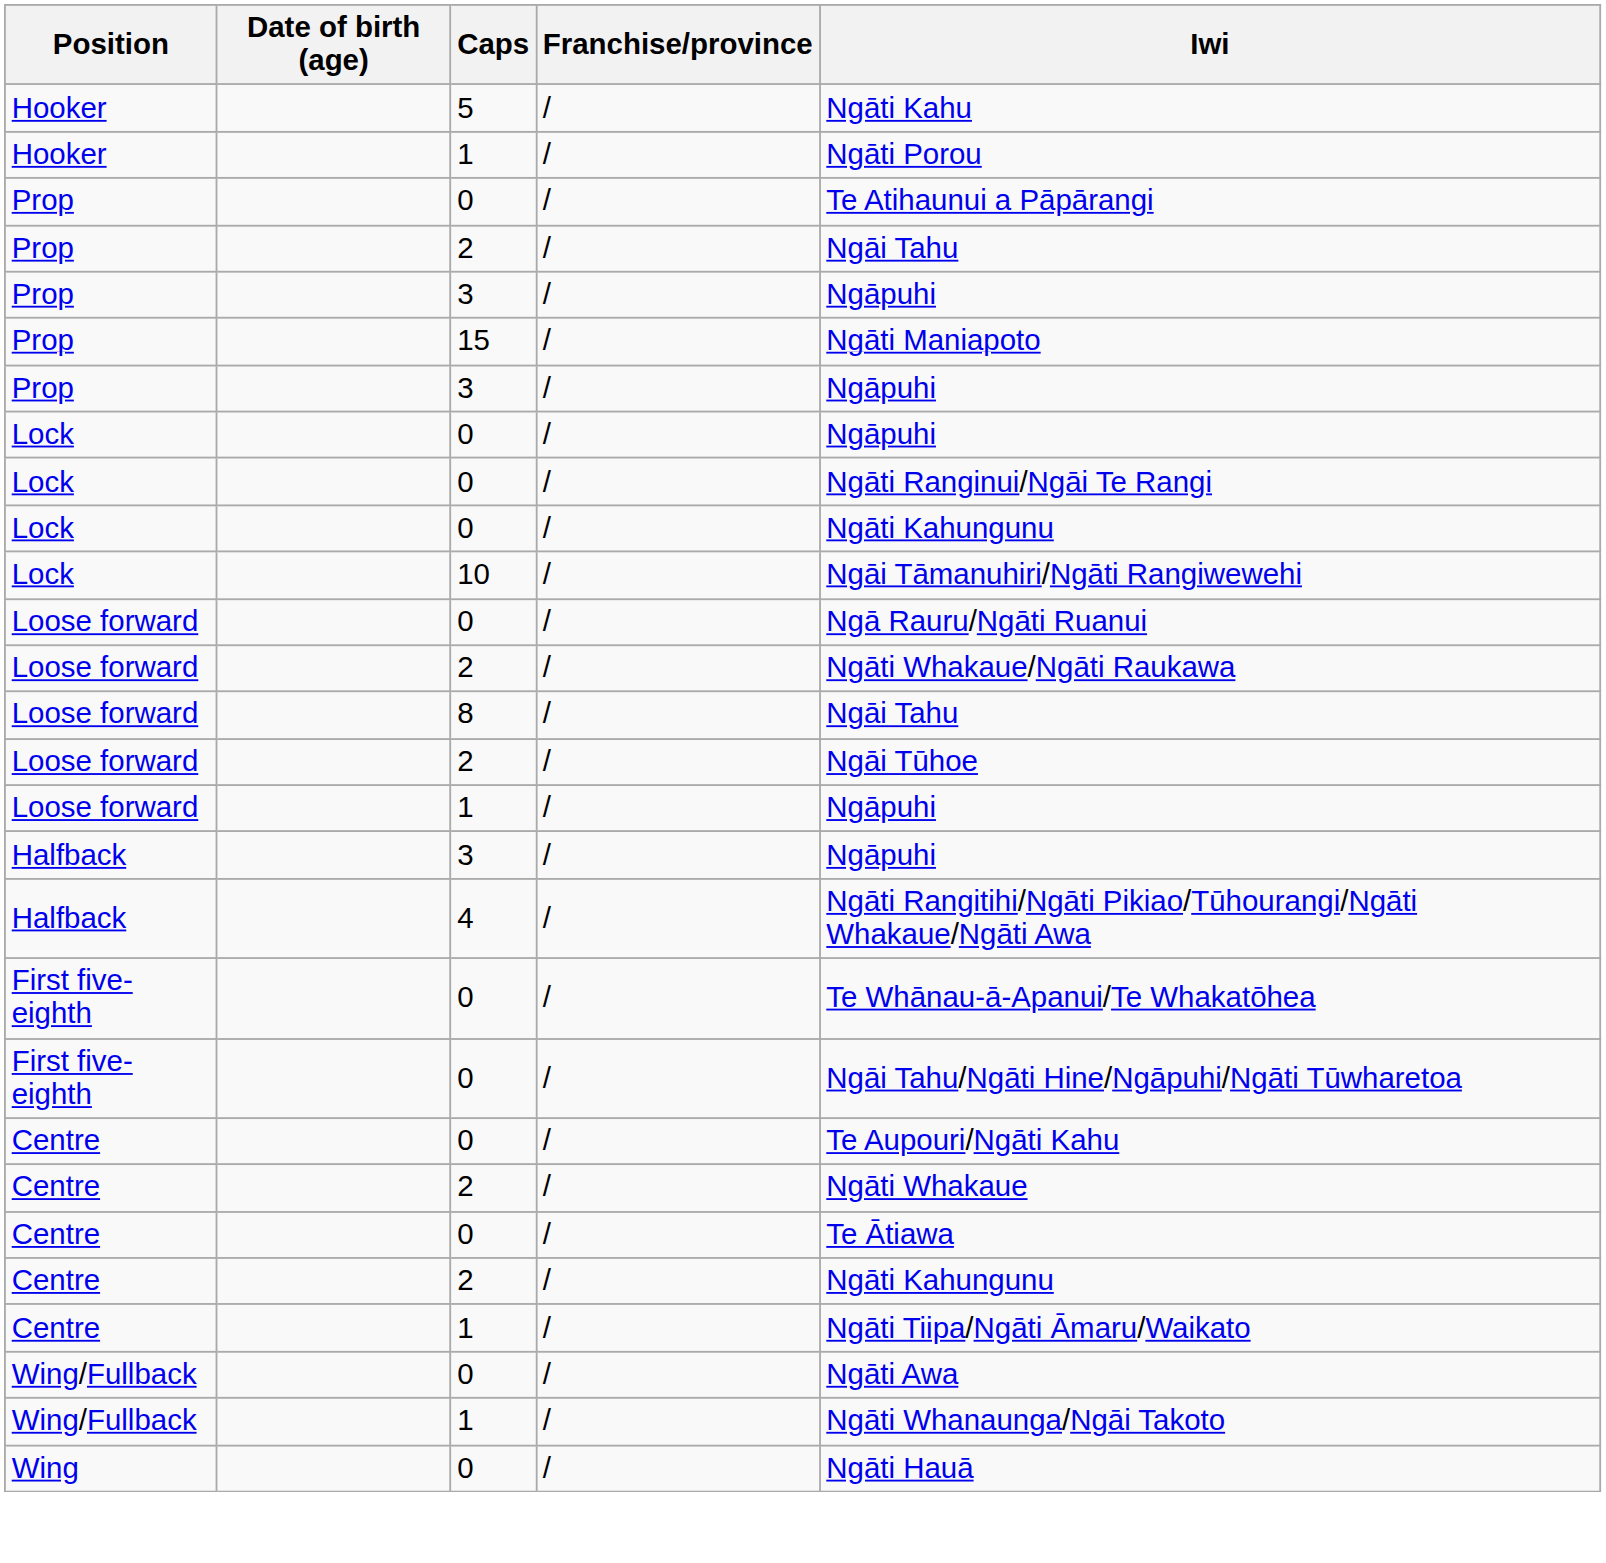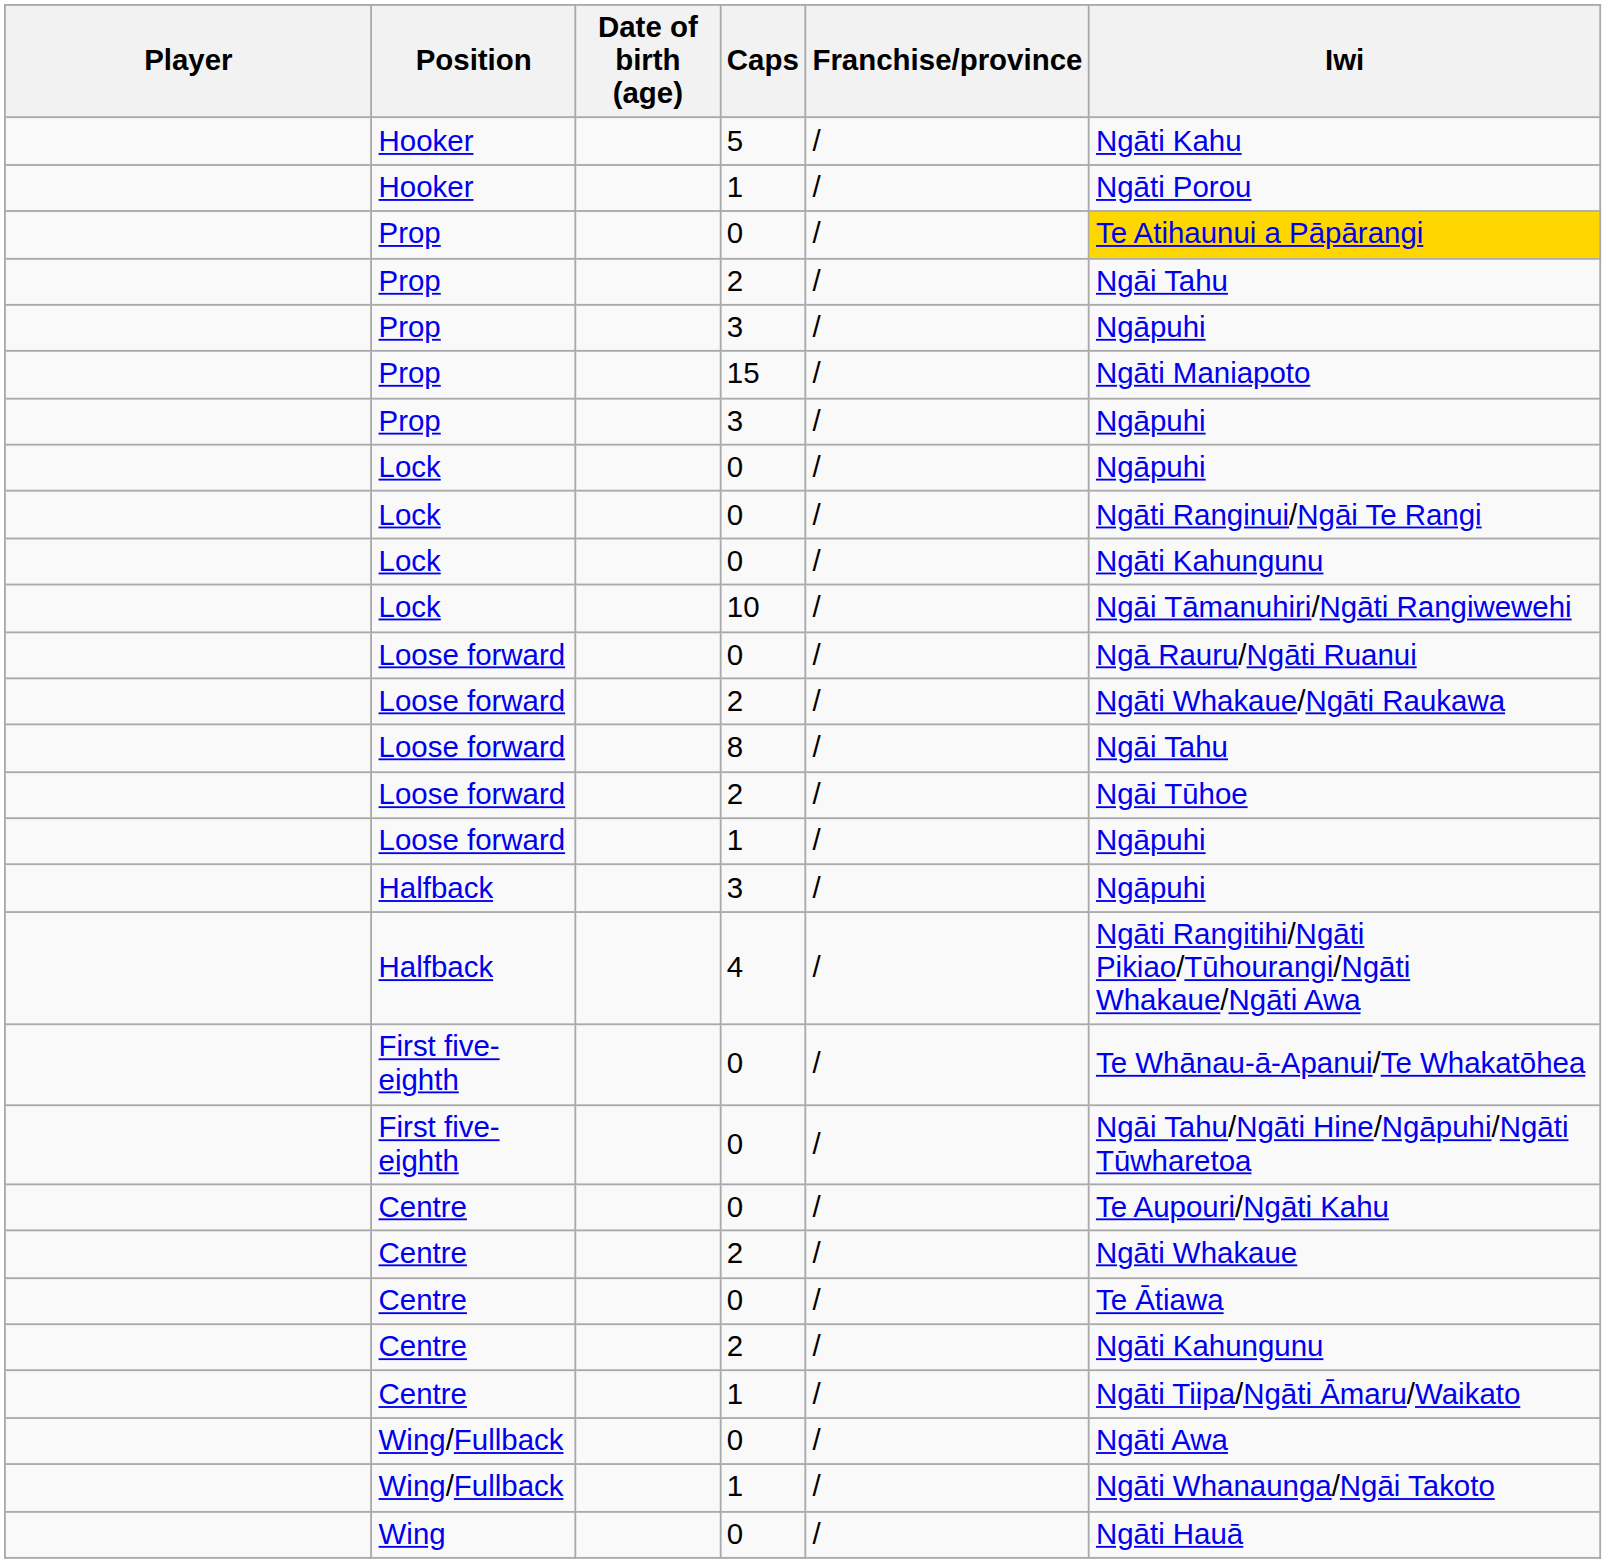+ column: (188, 60)
(990, 201) no background -> (1260, 234) gold background
